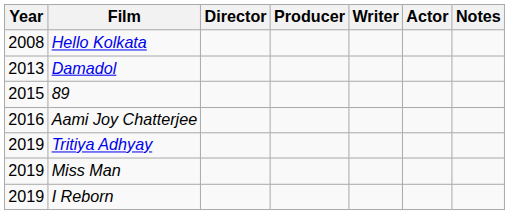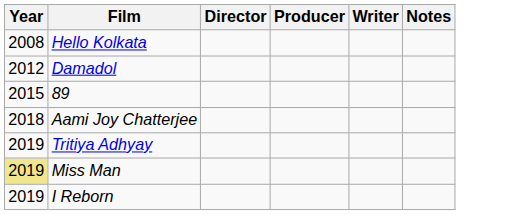- column: (427, 17)
(26, 68) 2013 -> (26, 68) 2012
(26, 119) 2016 -> (26, 119) 2018
(26, 171) no background -> (26, 171) khaki background
